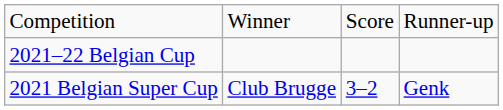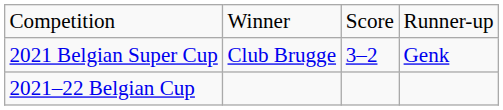rows swapped: (102, 54) <-> (114, 88)
